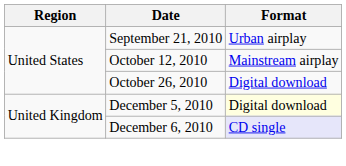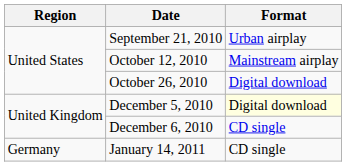(257, 127) lavender background -> (257, 127) no background
+ row: (157, 149)
